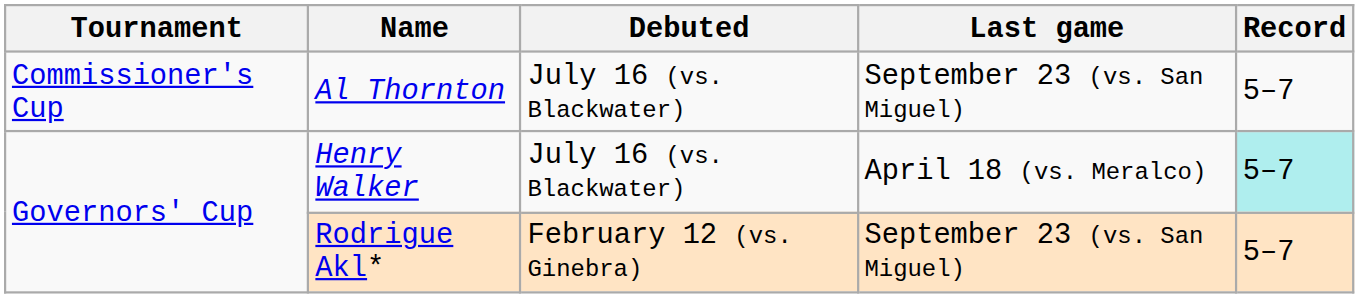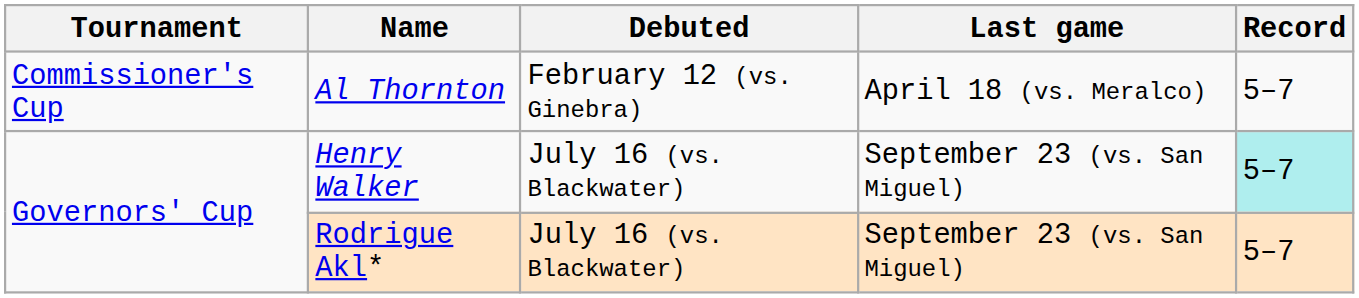(625, 91) July 16 (vs. Blackwater) -> (660, 91) February 12 (vs. Ginebra)
(1034, 91) September 23 (vs. San Miguel) -> (1035, 92) April 18 (vs. Meralco)
(1035, 172) April 18 (vs. Meralco) -> (1034, 171) September 23 (vs. San Miguel)
(660, 251) February 12 (vs. Ginebra) -> (625, 251) July 16 (vs. Blackwater)
